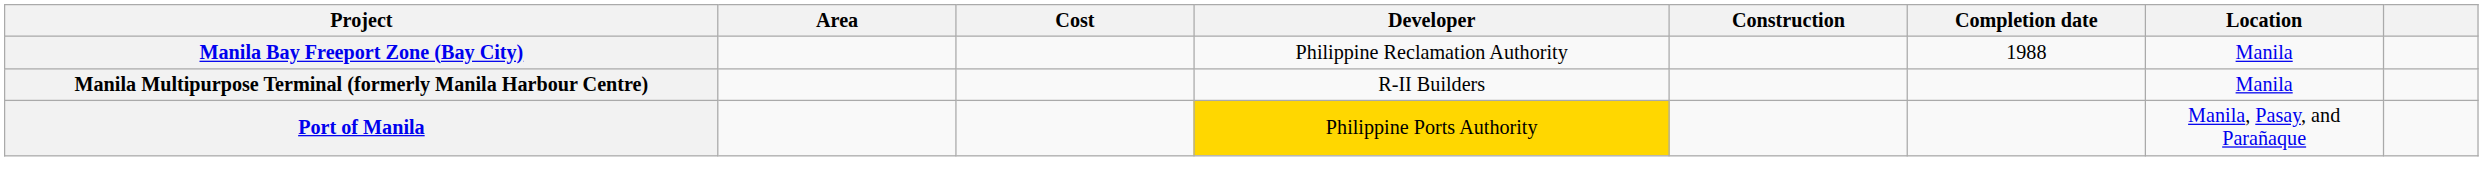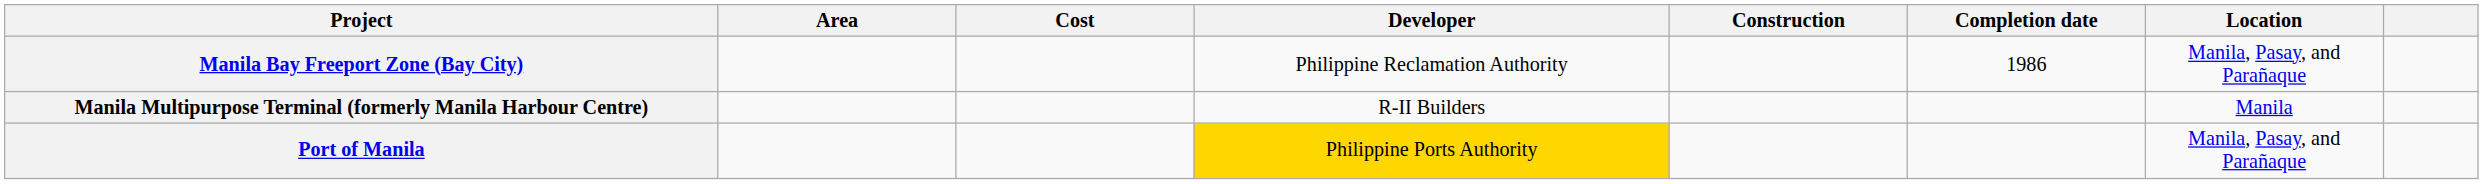(2026, 52) 1988 -> (2026, 63) 1986
(2264, 52) Manila -> (2264, 63) Manila, Pasay, and Parañaque
